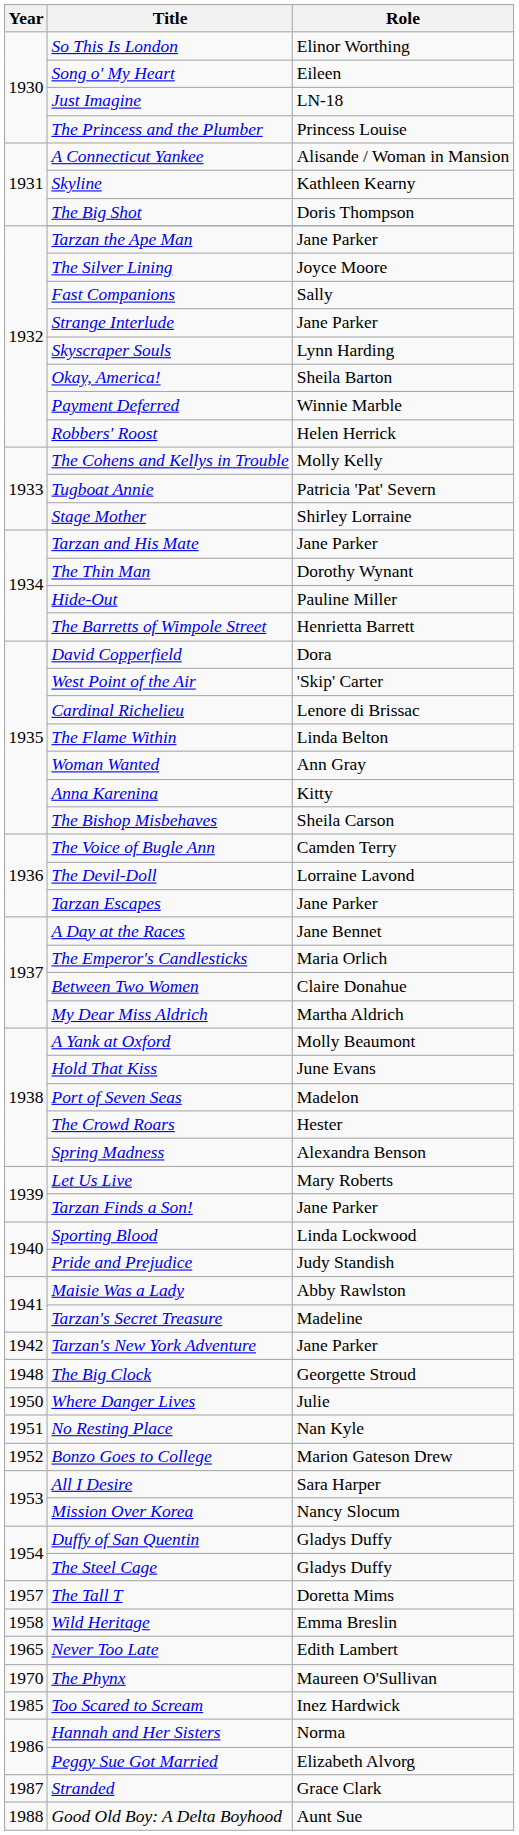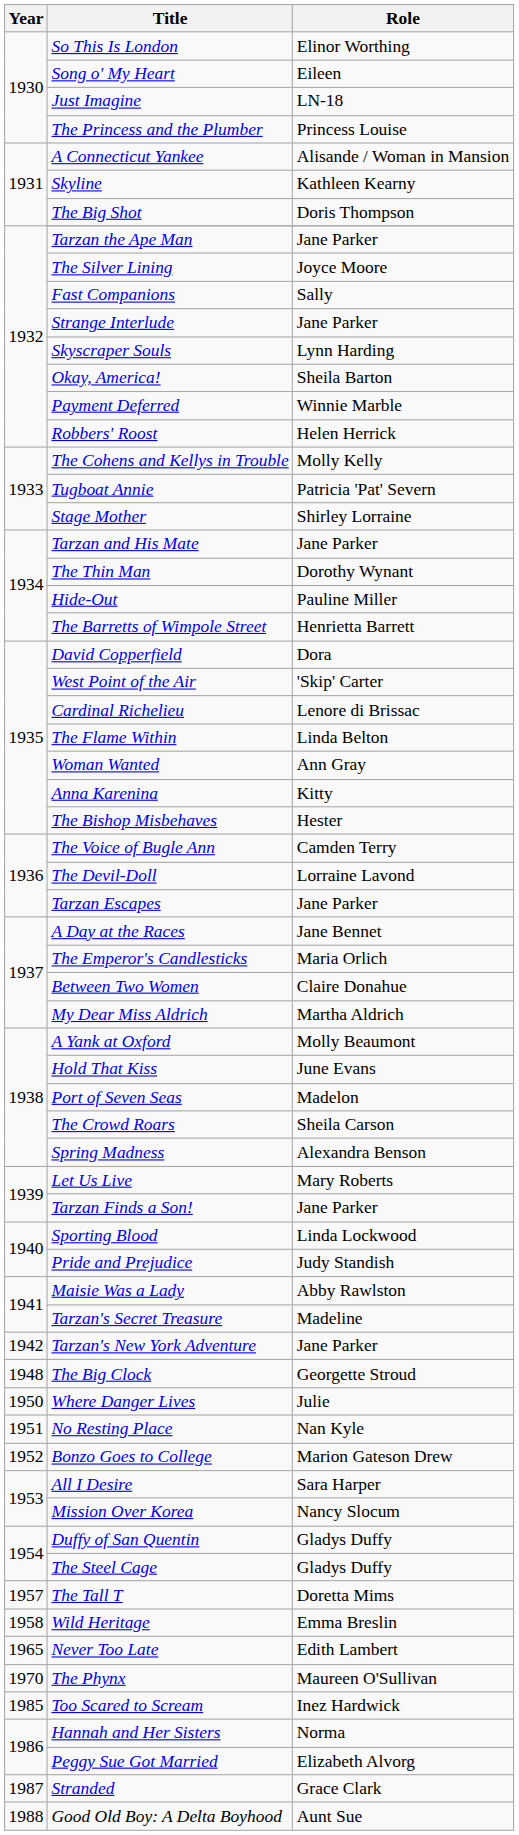(345, 820) Sheila Carson -> (320, 820) Hester
(320, 1124) Hester -> (345, 1124) Sheila Carson
